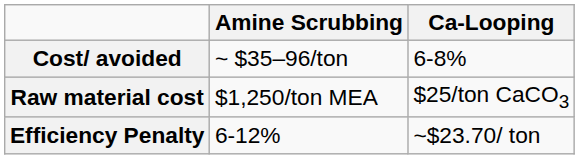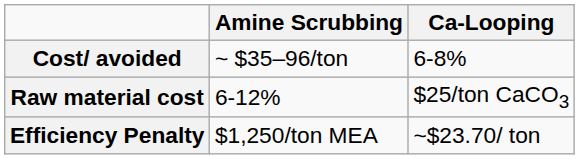(296, 96) $1,250/ton MEA -> (248, 96) 6-12%
(248, 135) 6-12% -> (296, 135) $1,250/ton MEA
